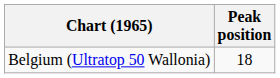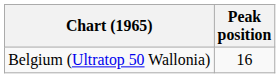(244, 60) 18 -> (244, 60) 16
